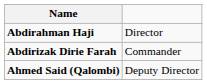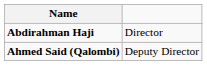- row: (62, 51)
